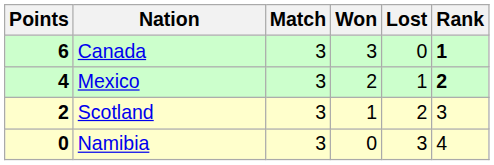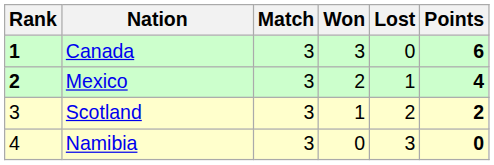columns swapped: (460, 19) <-> (39, 19)
